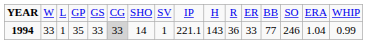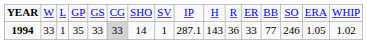(189, 30) 221.1 -> (189, 30) 287.1
(316, 30) 1.04 -> (316, 30) 1.05
(346, 30) 0.99 -> (346, 30) 1.02
